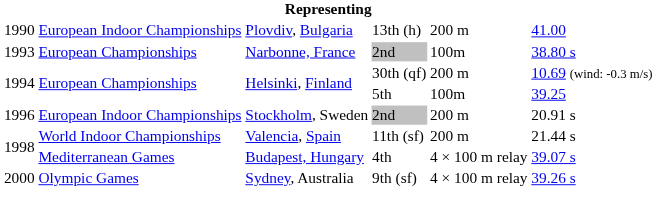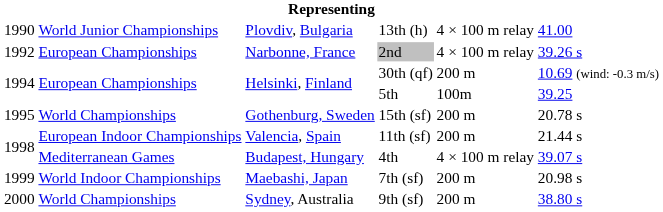(140, 30) European Indoor Championships -> (128, 30) World Junior Championships
(450, 30) 200 m -> (485, 30) 4 × 100 m relay
(19, 51) 1993 -> (19, 51) 1992
(448, 51) 100m -> (485, 51) 4 × 100 m relay
(554, 51) 38.80 s -> (560, 51) 39.26 s
+ row: (310, 115)
- row: (307, 115)
(130, 136) World Indoor Championships -> (140, 136) European Indoor Championships
+ row: (297, 178)
(89, 178) Olympic Games -> (107, 199) World Championships
(479, 178) 4 × 100 m relay -> (456, 199) 200 m
(554, 178) 39.26 s -> (560, 199) 38.80 s
